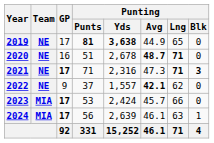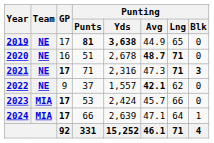(88, 116) 56 -> (88, 116) 66
(154, 116) 46.1 -> (154, 116) 47.1
(178, 116) 63 -> (178, 116) 64
